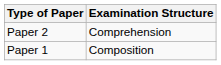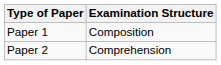rows swapped: (28, 50) <-> (28, 32)
